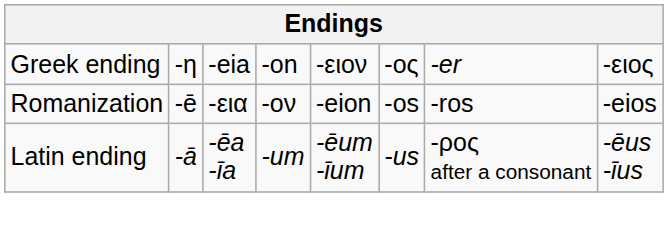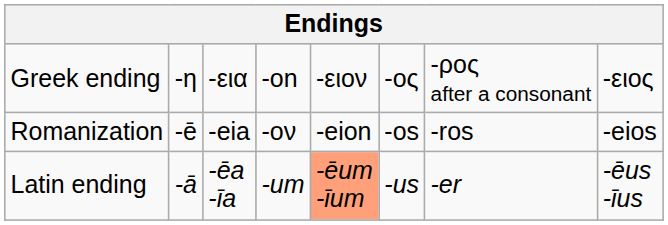(229, 63) -eia -> (228, 77) -εια
(446, 63) -er -> (511, 77) -ρος after a consonant
(228, 103) -εια -> (229, 131) -eia
(344, 157) no background -> (344, 185) lightsalmon background
(511, 157) -ρος after a consonant -> (446, 185) -er
